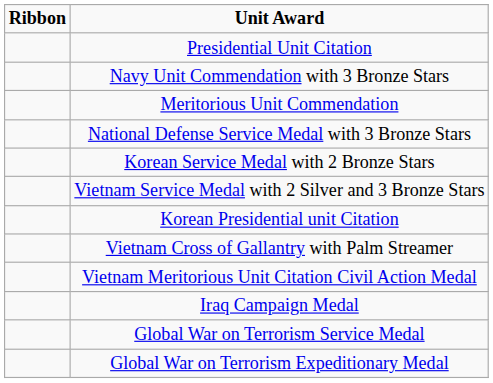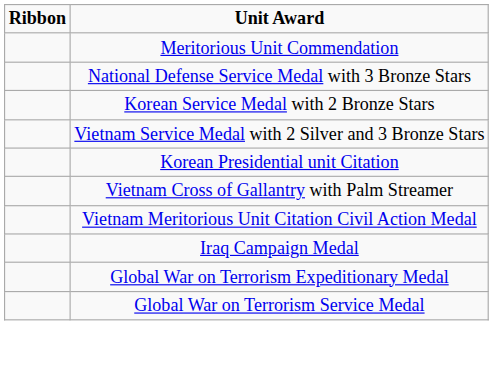- row: (279, 47)
- row: (279, 76)
rows swapped: (279, 362) <-> (279, 334)
